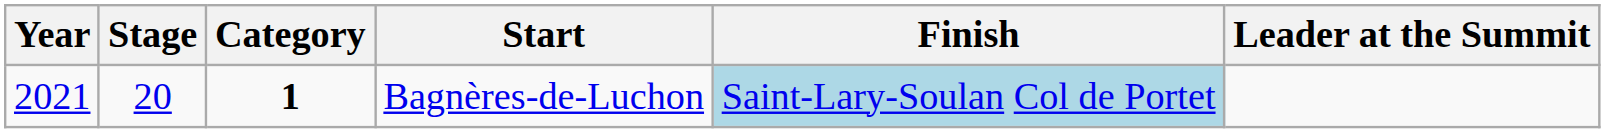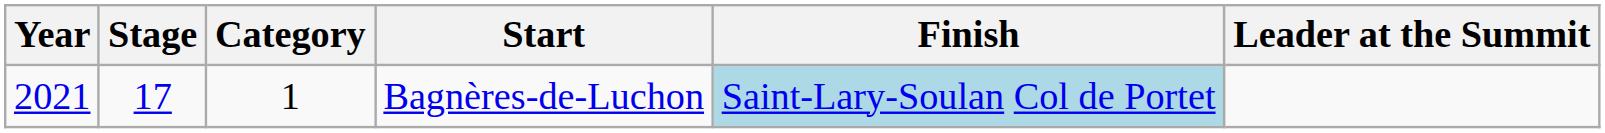(153, 95) 20 -> (153, 95) 17
(290, 95) bold -> (290, 95) normal
